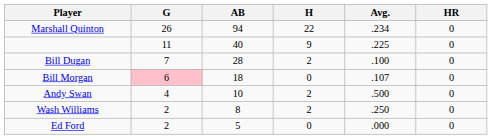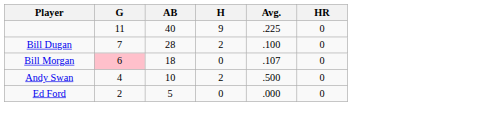- row: (68, 28)
- row: (68, 110)
